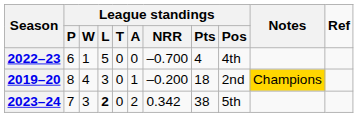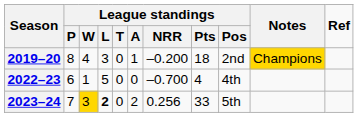rows swapped: (34, 79) <-> (34, 58)
(86, 101) no background -> (86, 101) gold background
(164, 101) 0.342 -> (164, 101) 0.256
(202, 101) 38 -> (202, 101) 33
